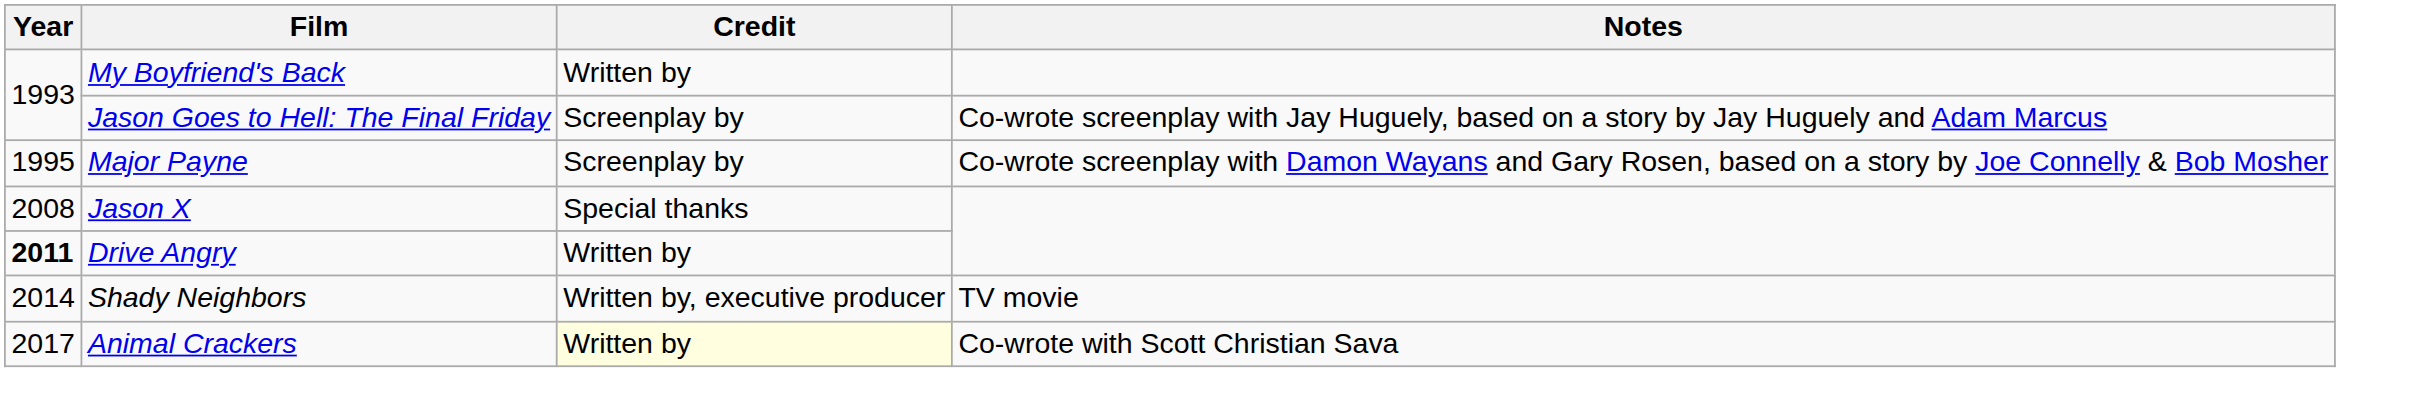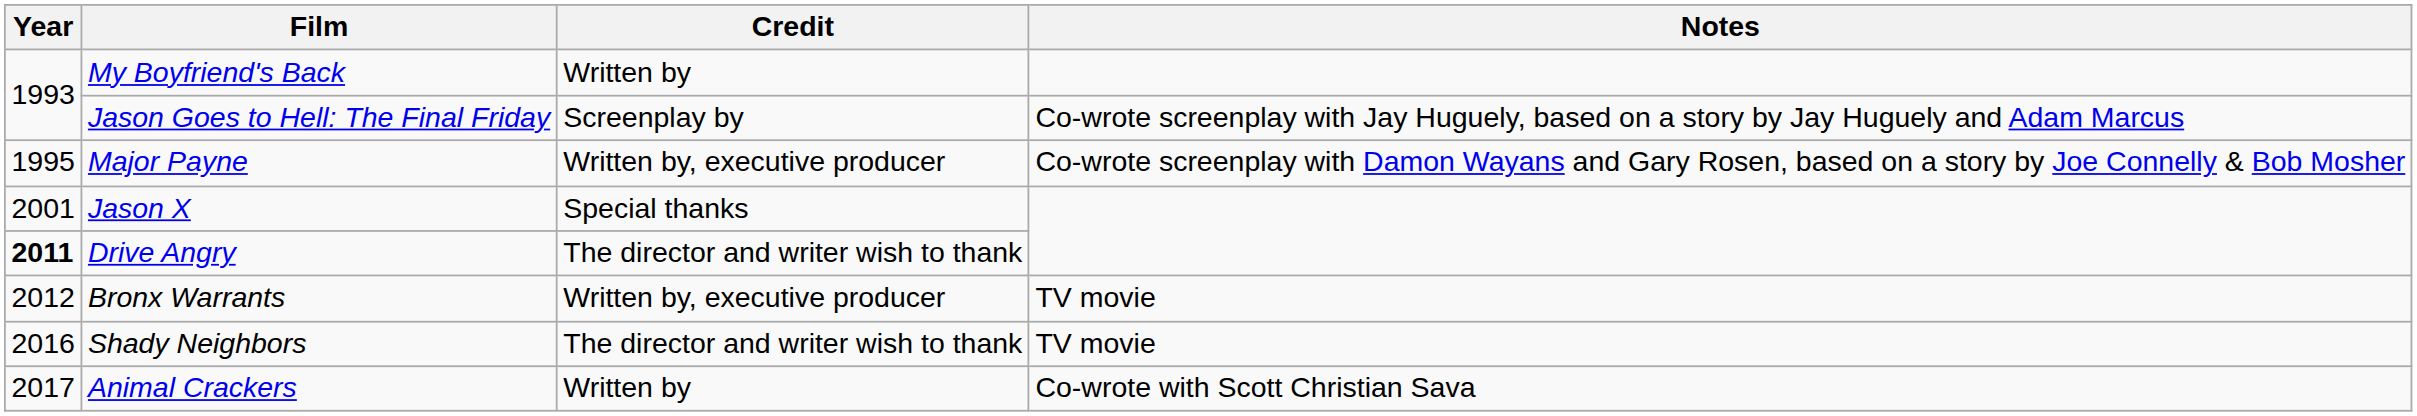(654, 162) Screenplay by -> (754, 162) Written by, executive producer
(43, 207) 2008 -> (43, 207) 2001
(627, 252) Written by -> (793, 252) The director and writer wish to thank
+ row: (187, 298)
(43, 298) 2014 -> (43, 343) 2016
(754, 298) Written by, executive producer -> (793, 343) The director and writer wish to thank
(627, 343) lightyellow background -> (627, 388) no background
